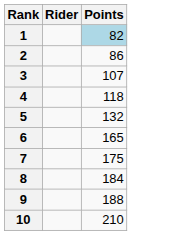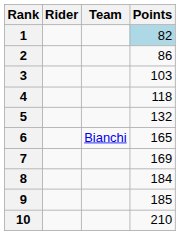+ column: (105, 14)
(113, 76) 107 -> (161, 76) 103
(113, 158) 175 -> (161, 158) 169
(113, 199) 188 -> (161, 199) 185
